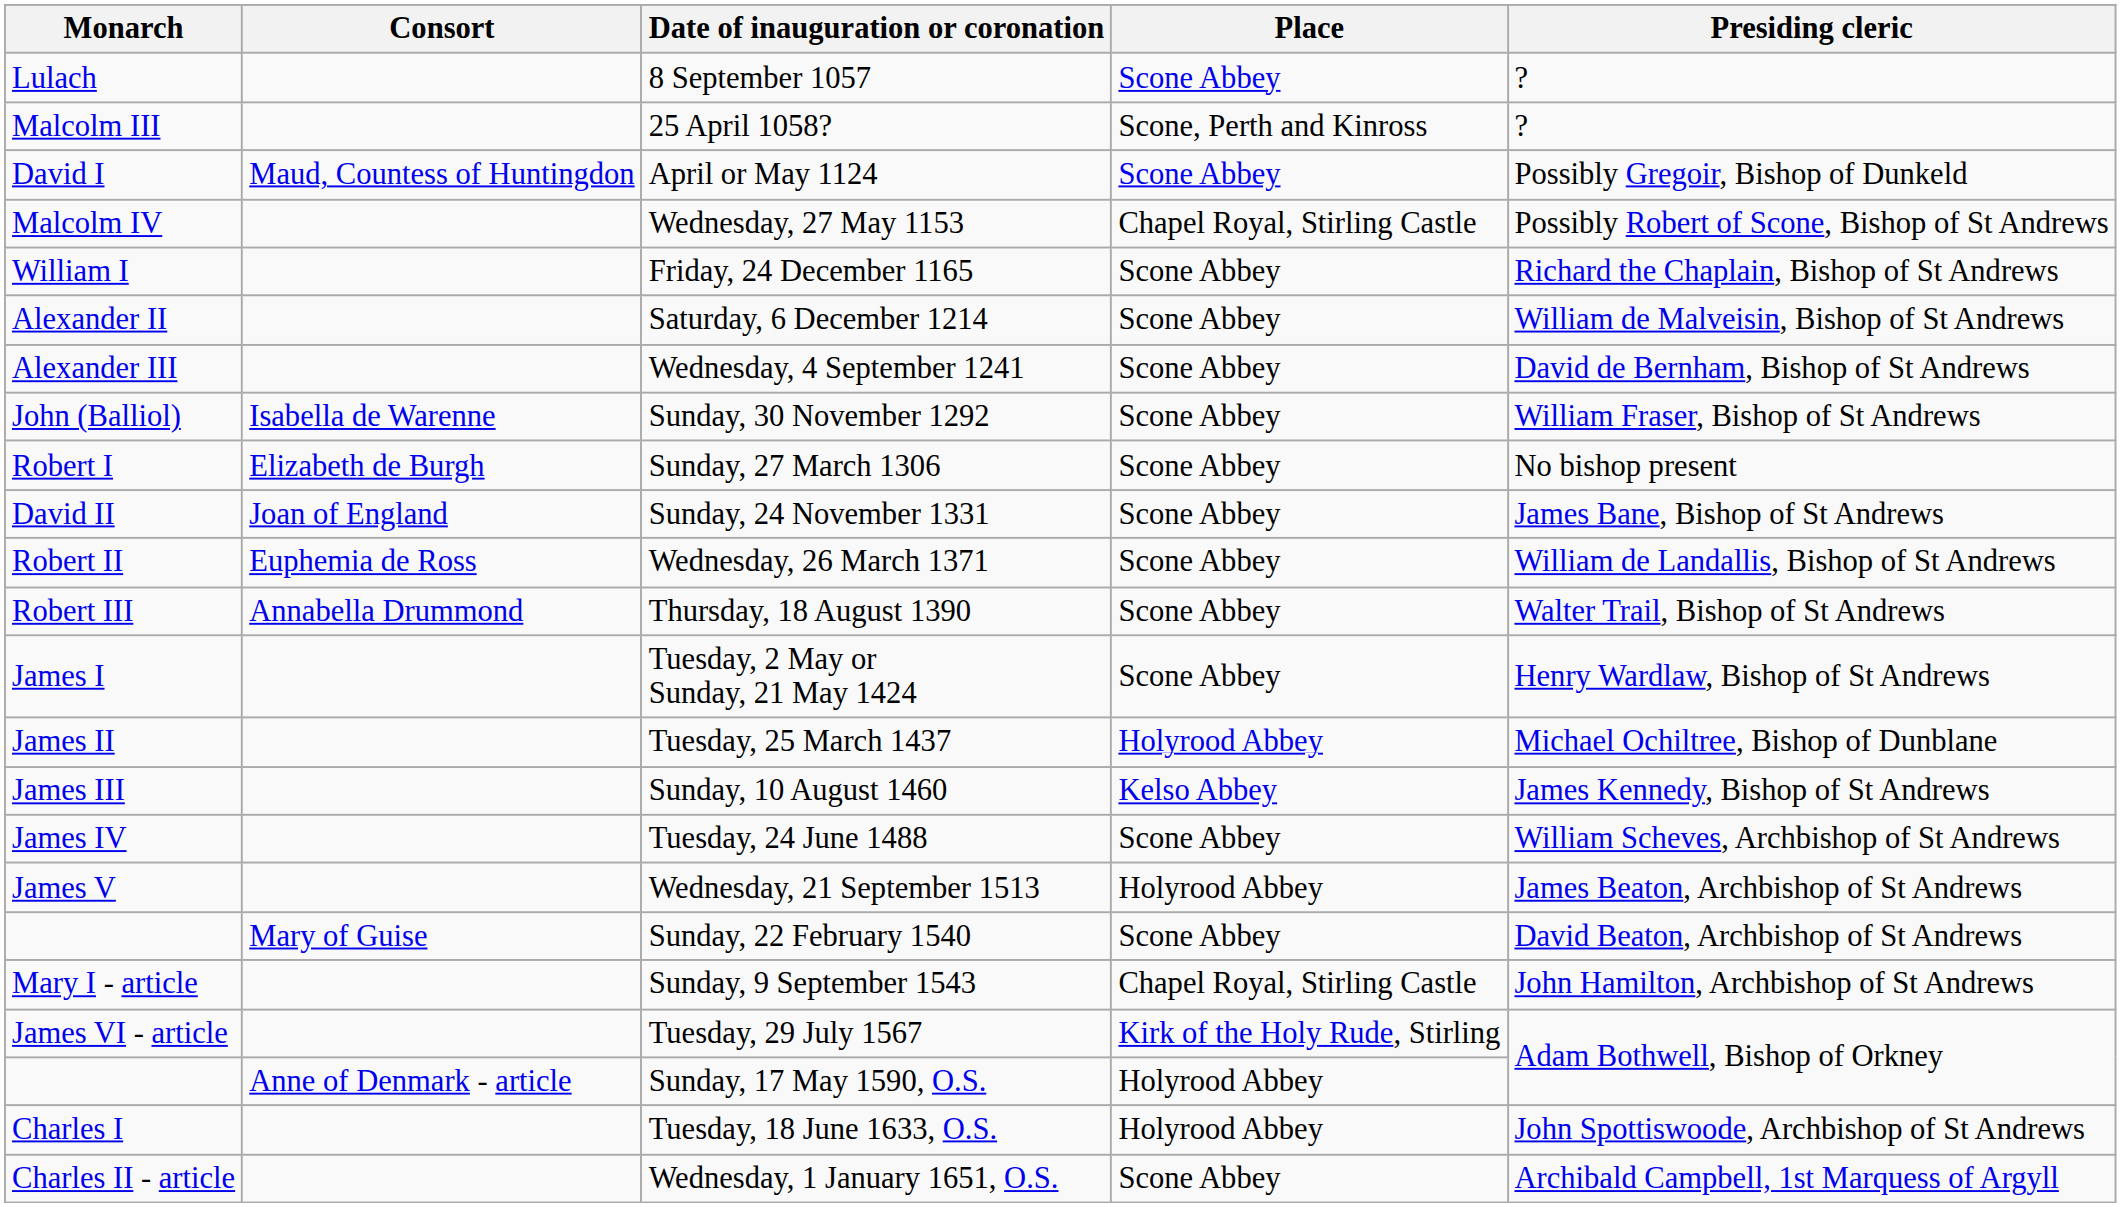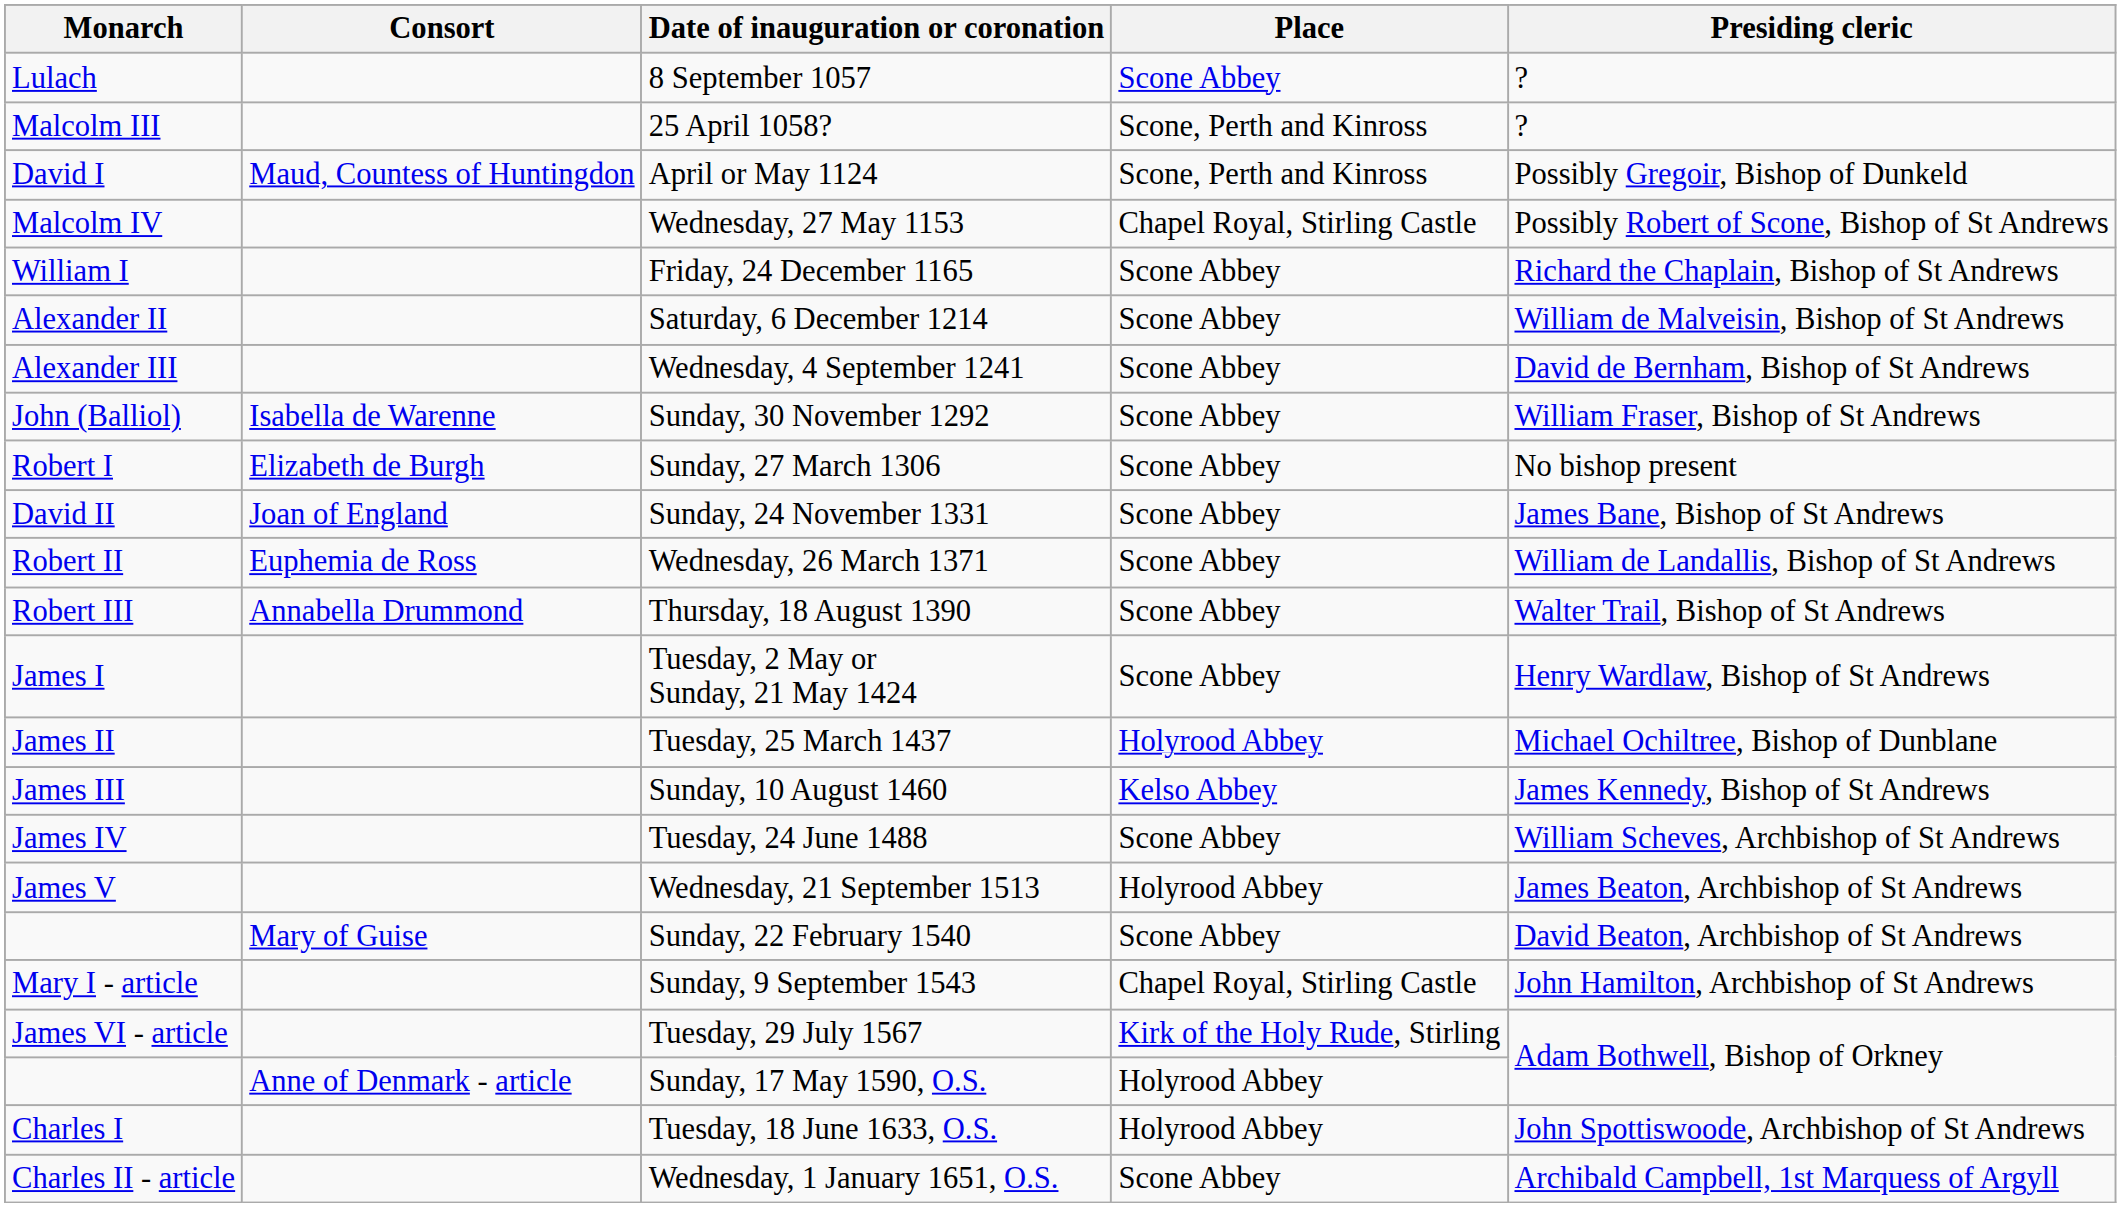(1199, 174) Scone Abbey -> (1273, 174) Scone, Perth and Kinross
